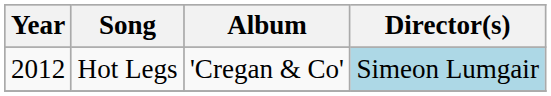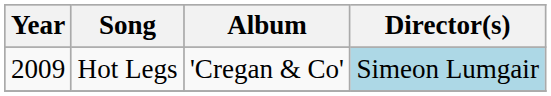(38, 68) 2012 -> (38, 68) 2009
